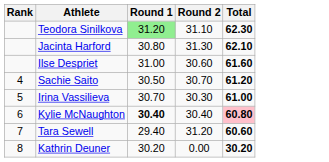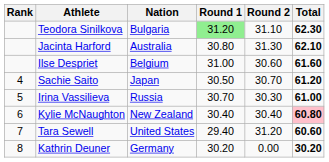+ column: (162, 13)
(151, 115) bold -> (221, 115) normal
